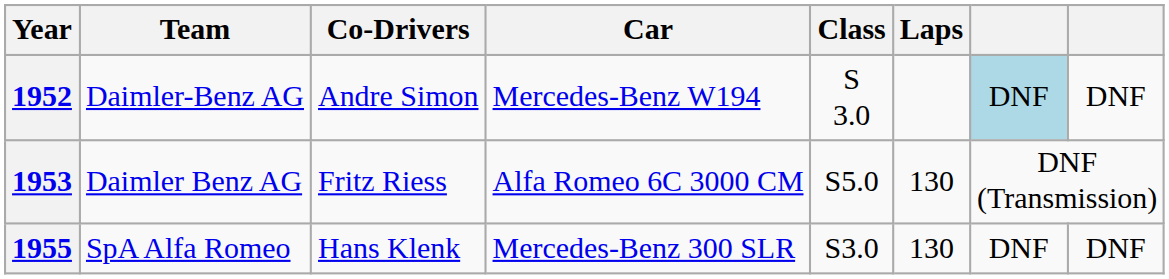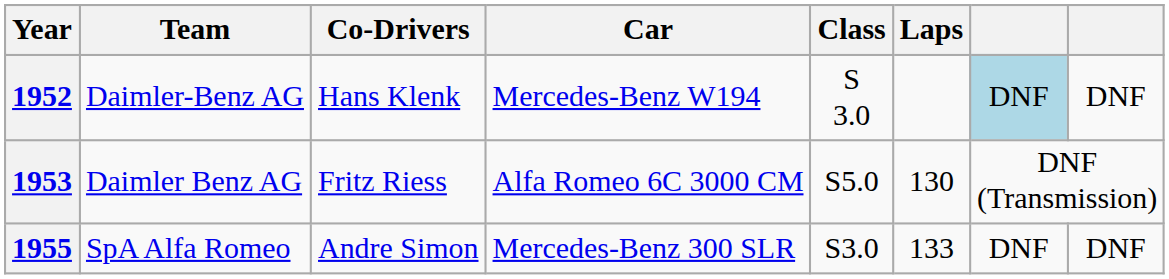(398, 96) Andre Simon -> (389, 96) Hans Klenk
(389, 248) Hans Klenk -> (398, 248) Andre Simon
(931, 248) 130 -> (931, 248) 133
